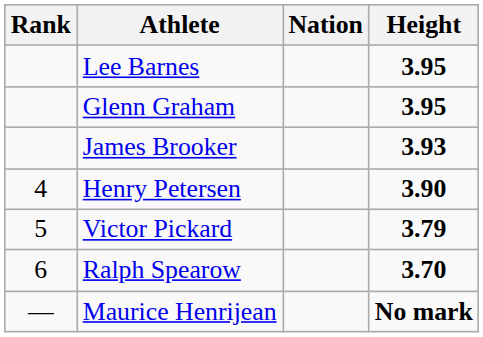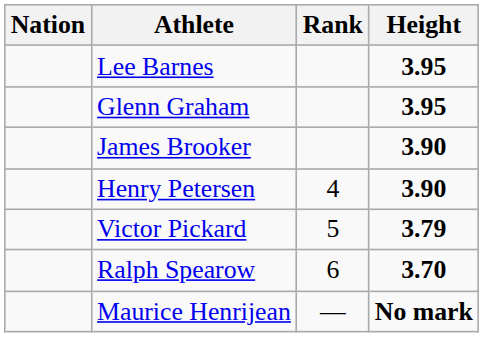columns swapped: (41, 24) <-> (326, 24)
(424, 147) 3.93 -> (424, 147) 3.90
